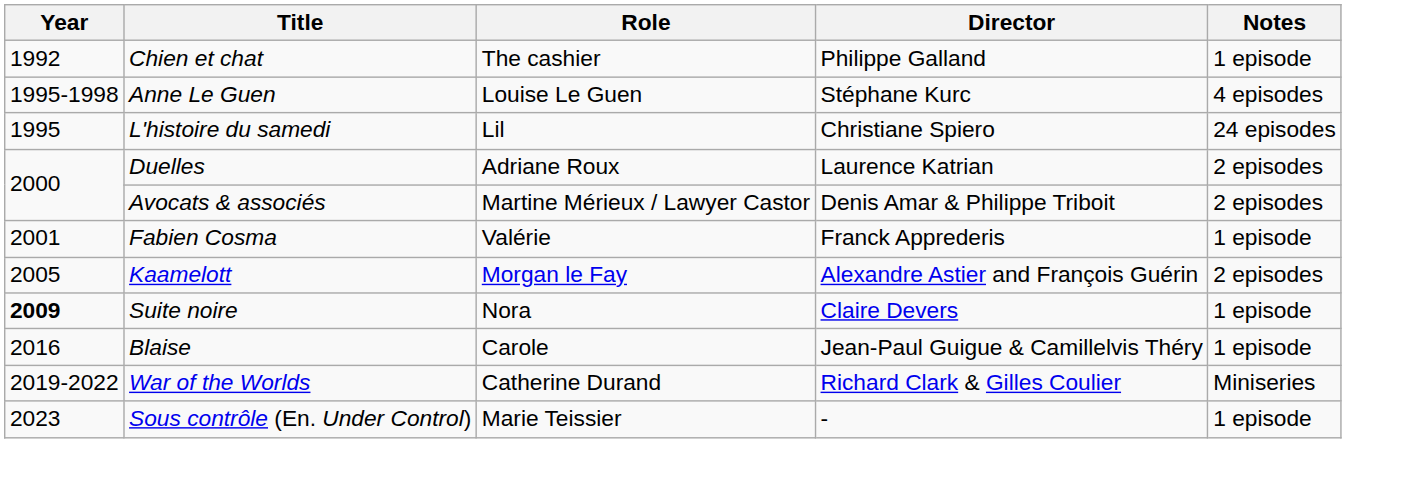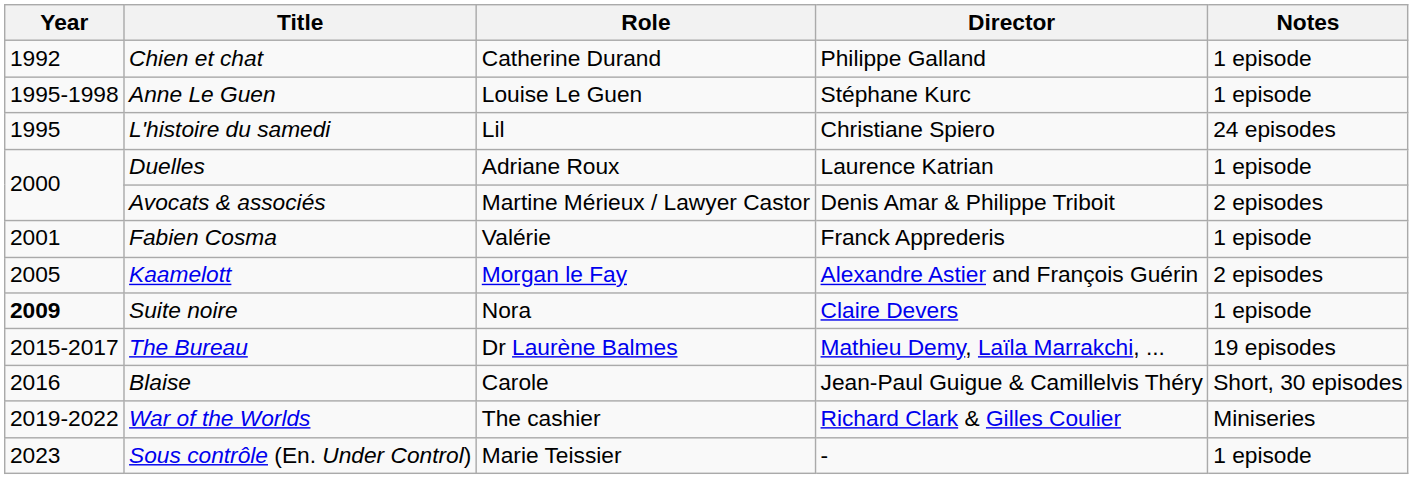(541, 58) The cashier -> (571, 58) Catherine Durand
(1268, 94) 4 episodes -> (1262, 94) 1 episode
(1268, 166) 2 episodes -> (1262, 166) 1 episode
+ row: (188, 346)
(1262, 346) 1 episode -> (1308, 382) Short, 30 episodes
(571, 382) Catherine Durand -> (541, 418) The cashier
